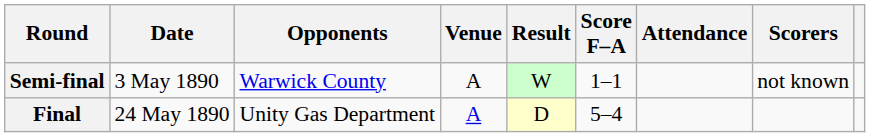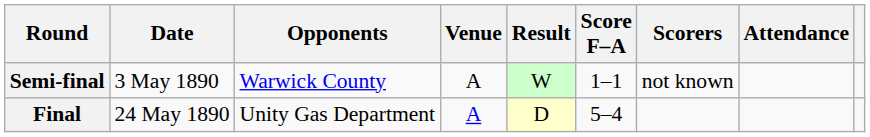columns swapped: (803, 33) <-> (695, 33)
